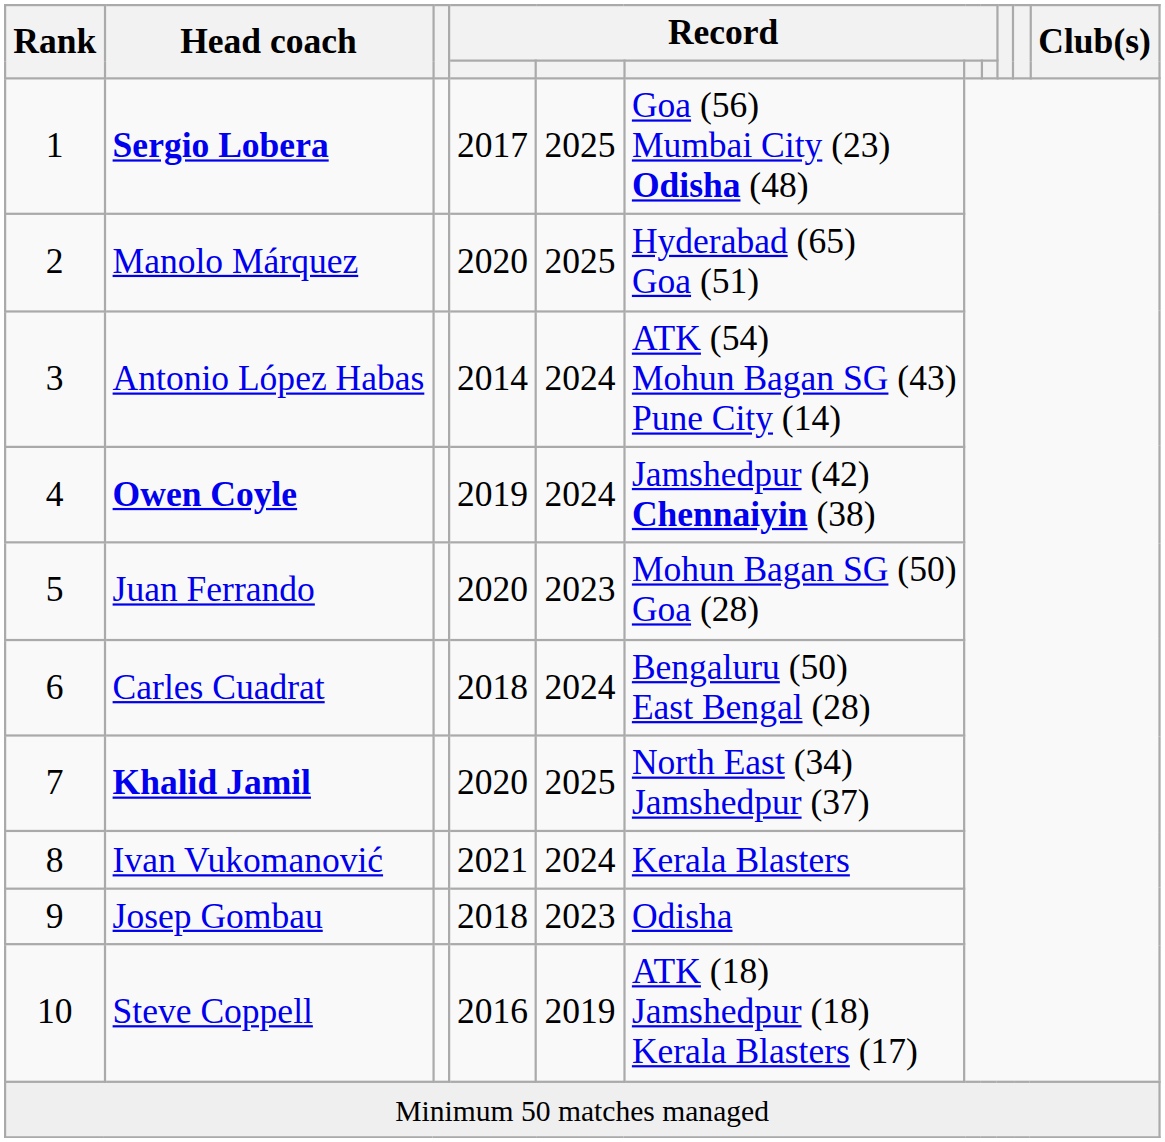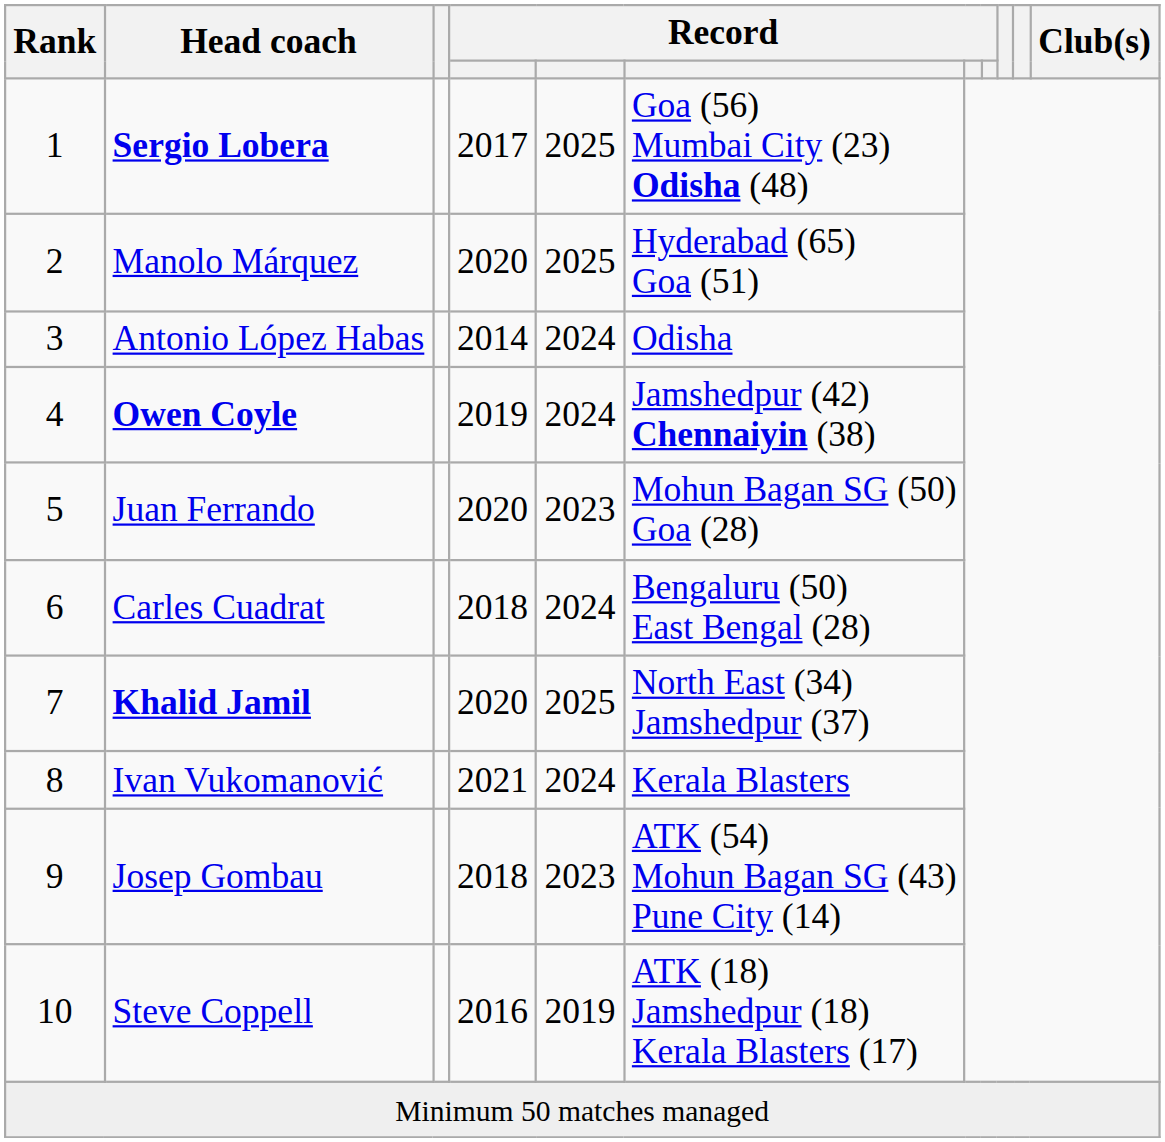(794, 377) ATK (54) Mohun Bagan SG (43) Pune City (14) -> (682, 337) Odisha
(682, 915) Odisha -> (794, 875) ATK (54) Mohun Bagan SG (43) Pune City (14)
